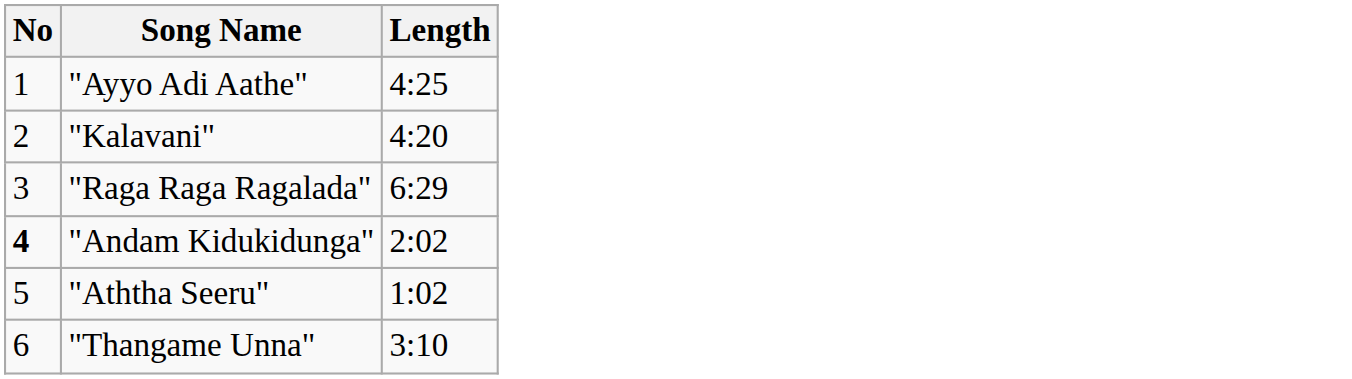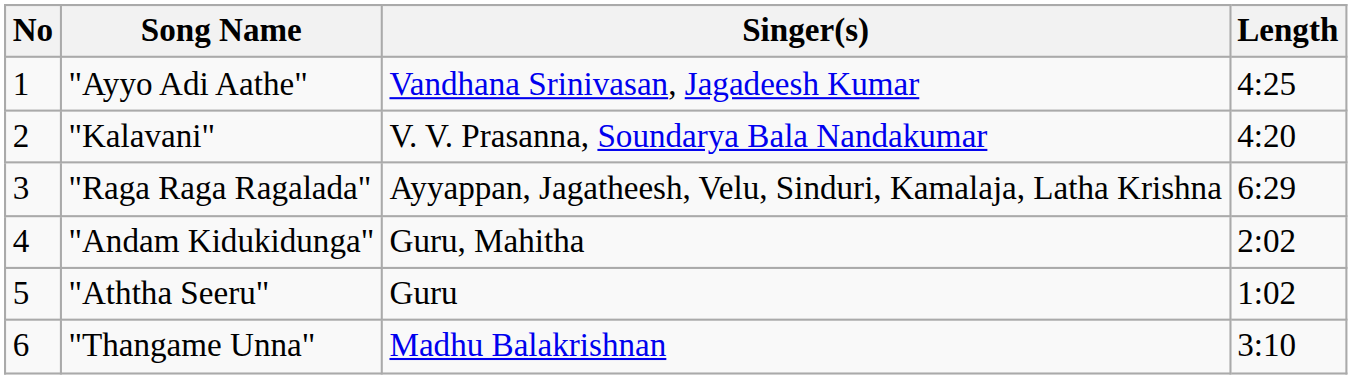+ column: (806, 30)
(21, 240) bold -> (21, 240) normal
